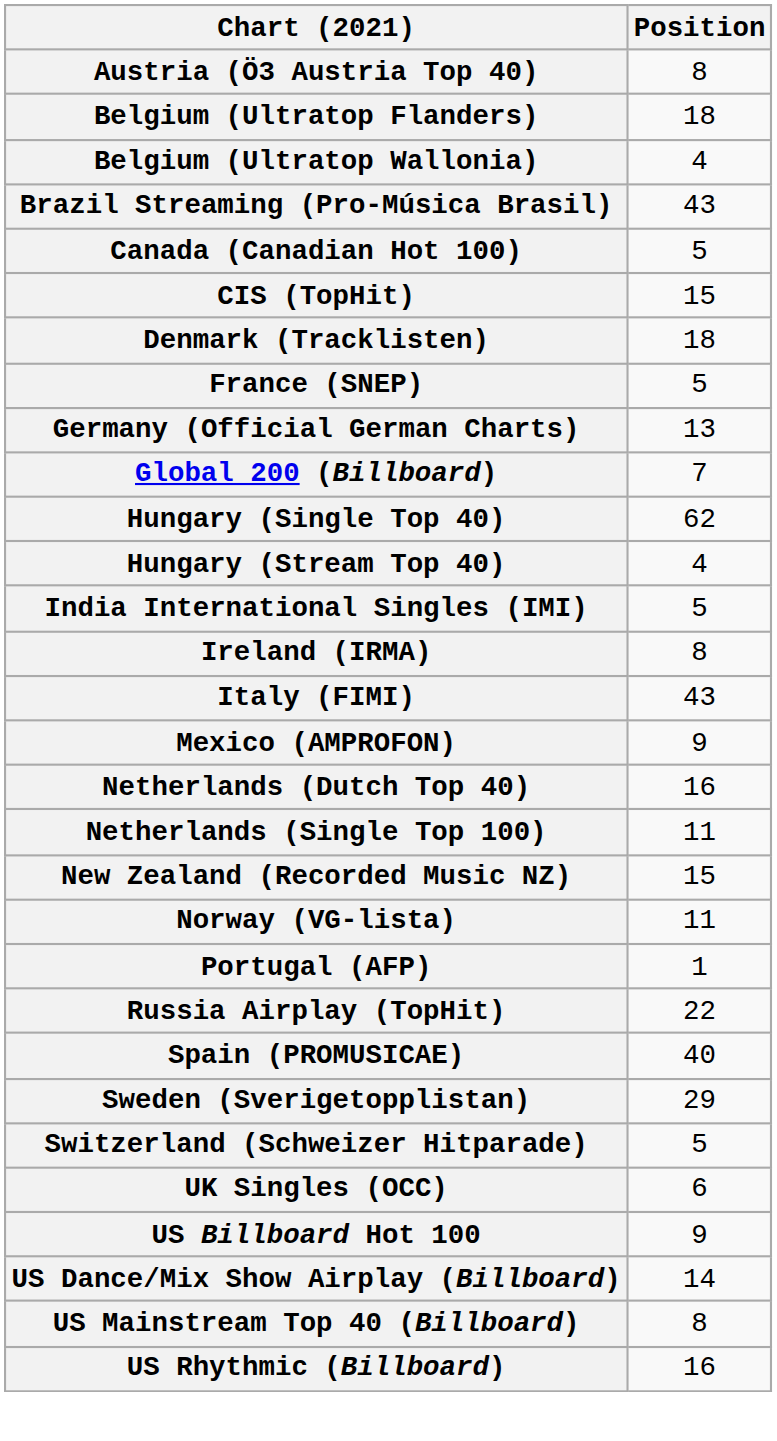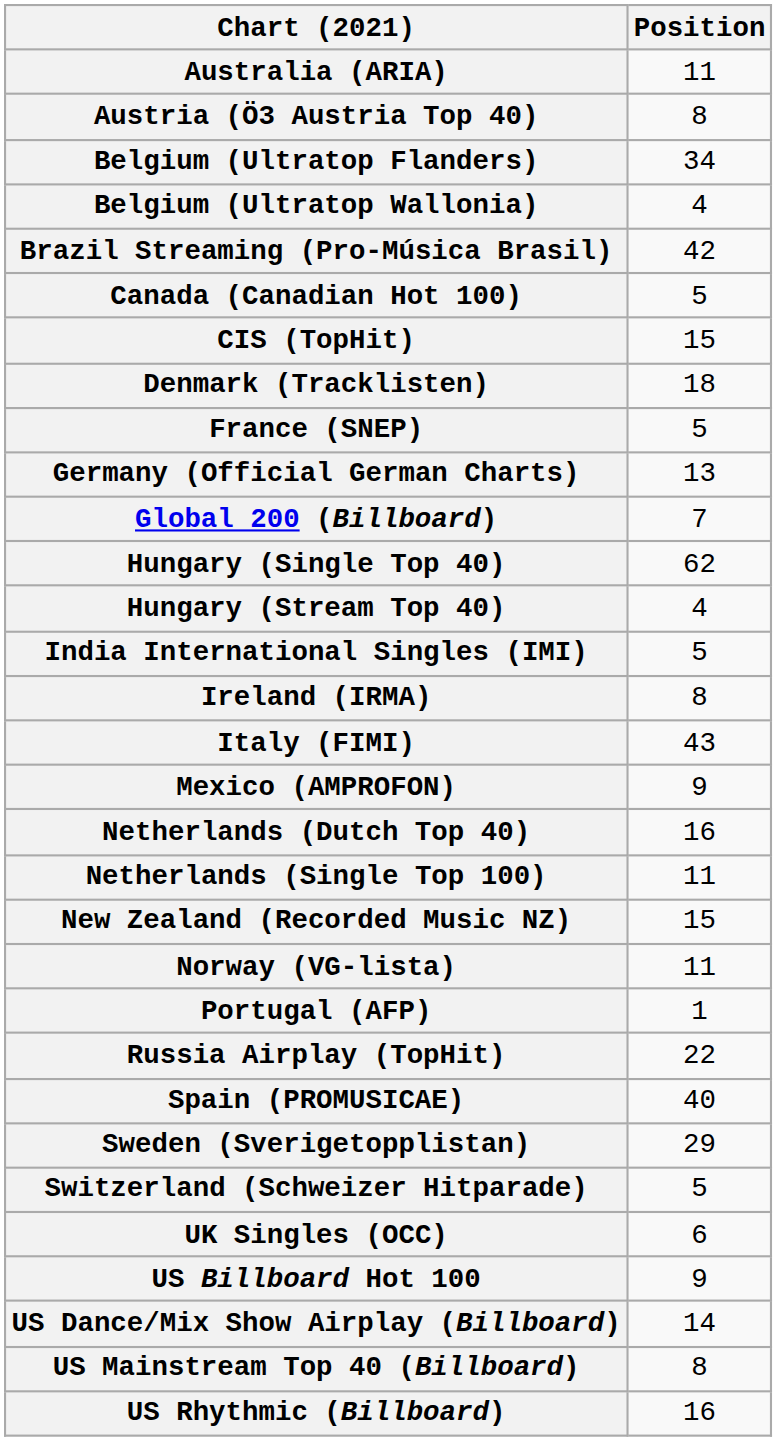+ row: (316, 72)
(700, 117) 18 -> (700, 162) 34
(700, 206) 43 -> (700, 251) 42
